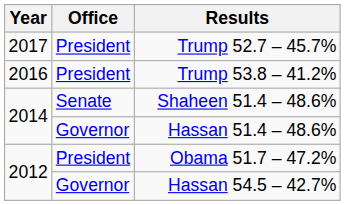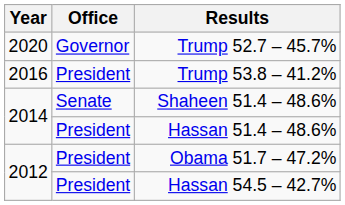(28, 46) 2017 -> (28, 46) 2020
(93, 46) President -> (93, 46) Governor
(93, 130) Governor -> (93, 130) President
(93, 185) Governor -> (93, 185) President
